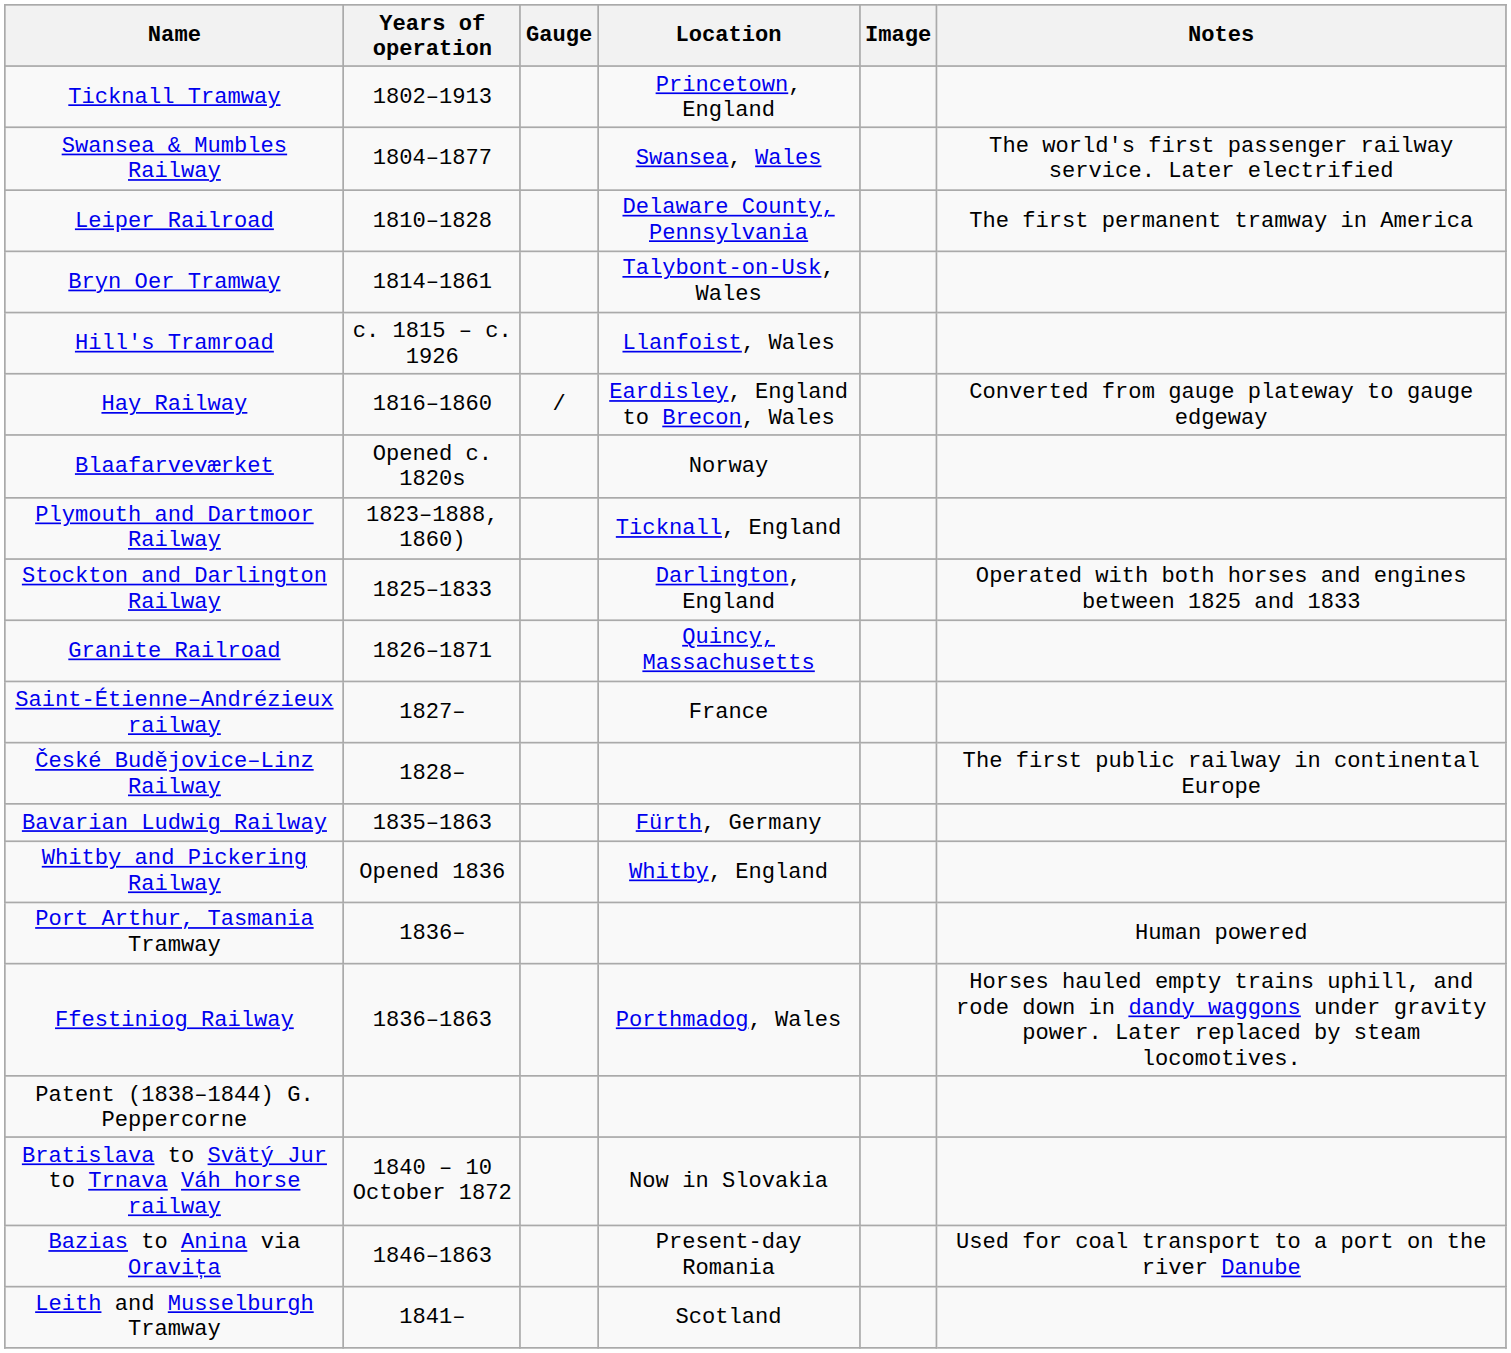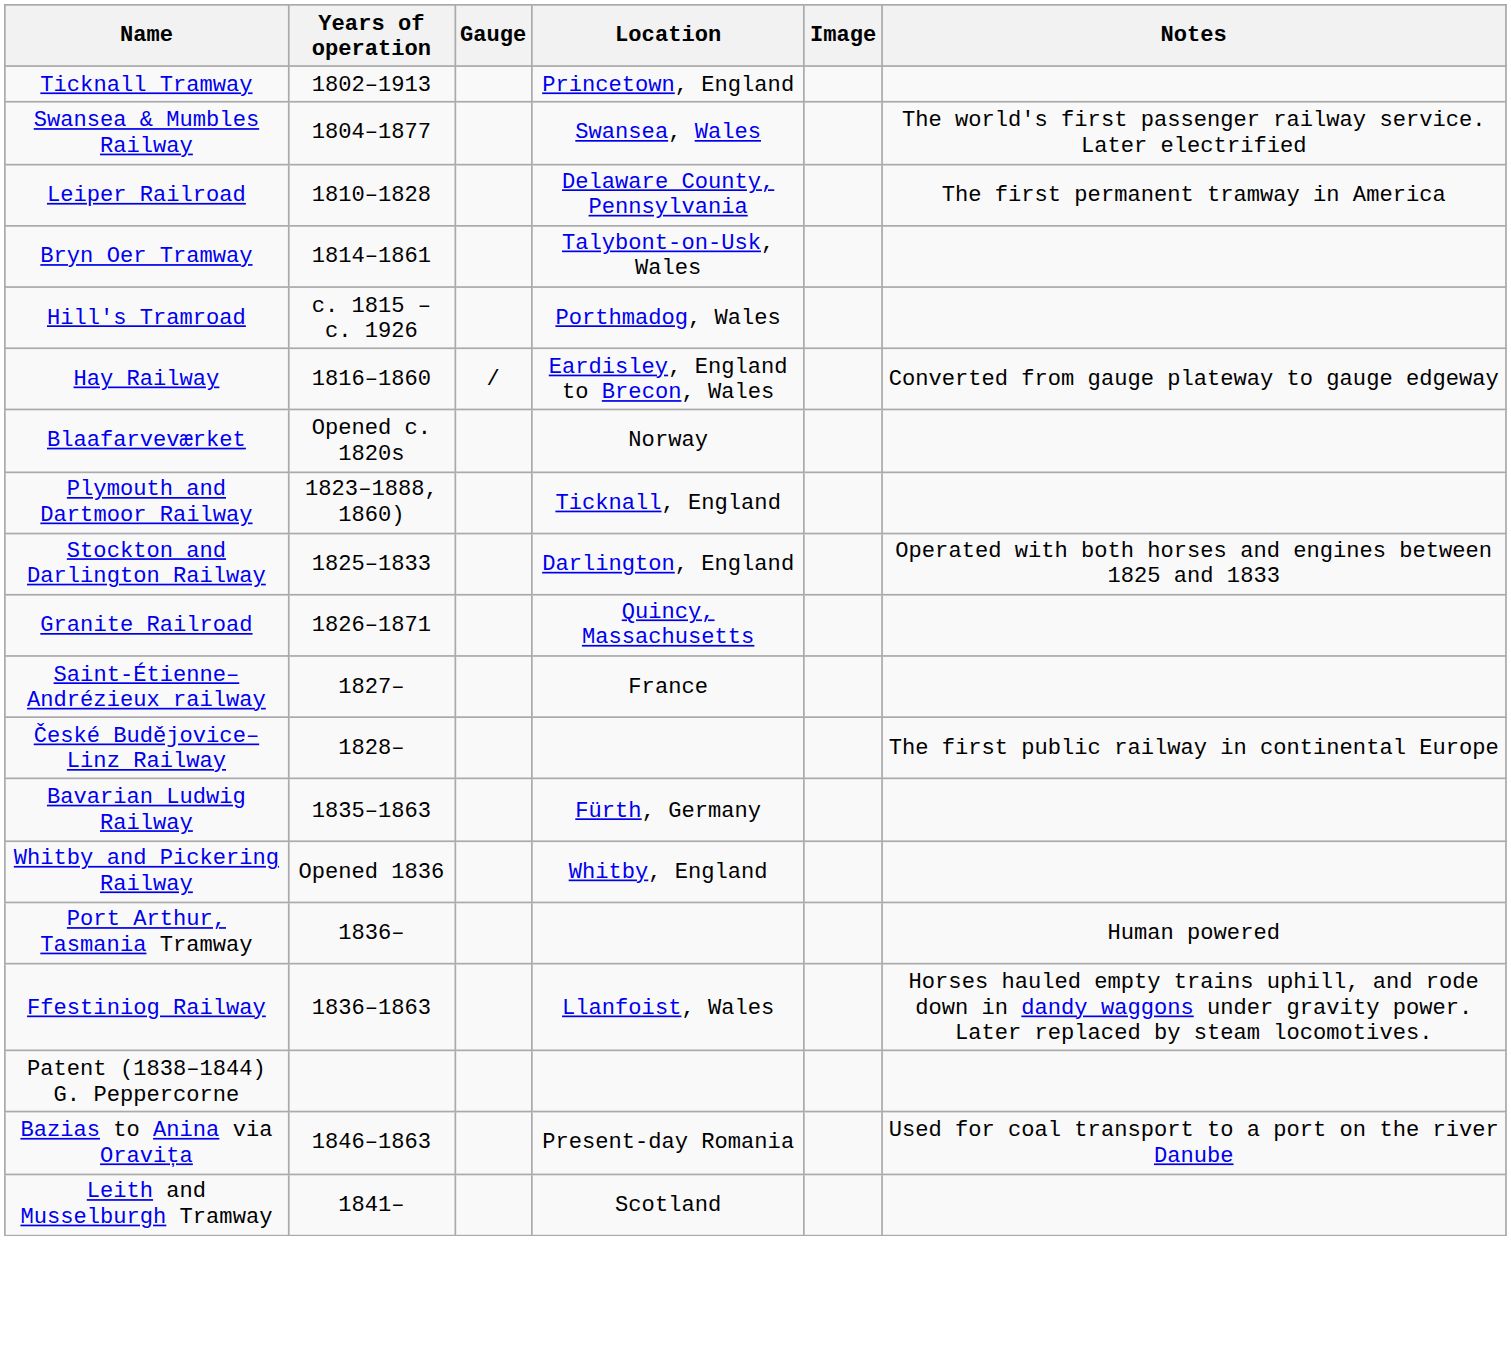(729, 343) Llanfoist, Wales -> (668, 318) Porthmadog, Wales
(729, 1020) Porthmadog, Wales -> (668, 1007) Llanfoist, Wales
- row: (174, 1181)
